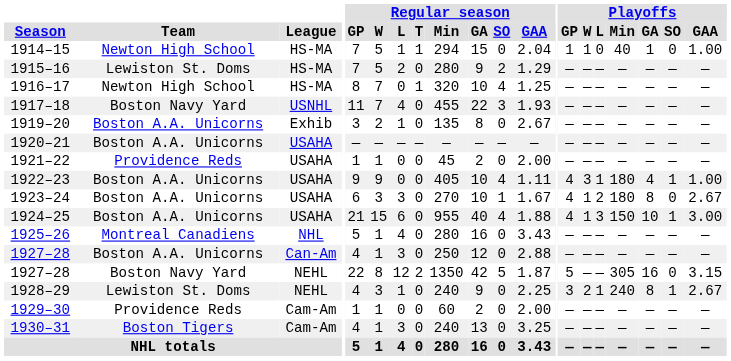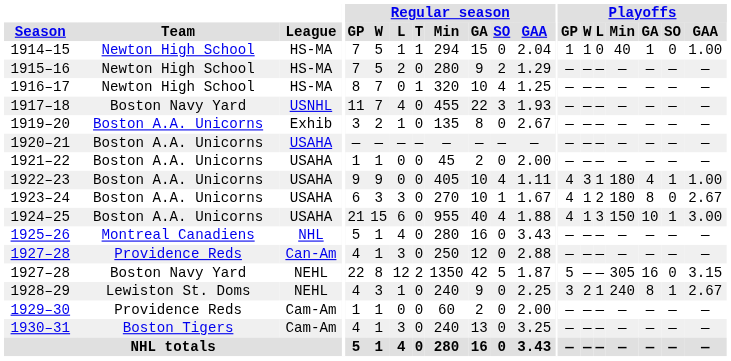(178, 69) Lewiston St. Doms -> (178, 69) Newton High School
(178, 162) Providence Reds -> (178, 162) Boston A.A. Unicorns
(178, 254) Boston A.A. Unicorns -> (178, 254) Providence Reds
